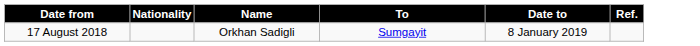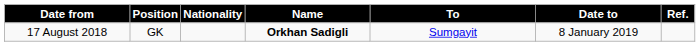+ column: (155, 14)
(257, 32) normal -> (308, 32) bold
